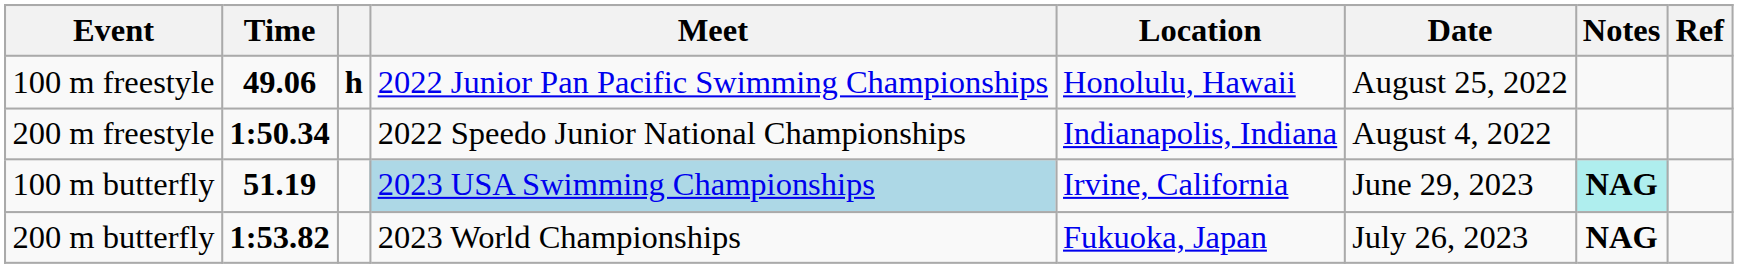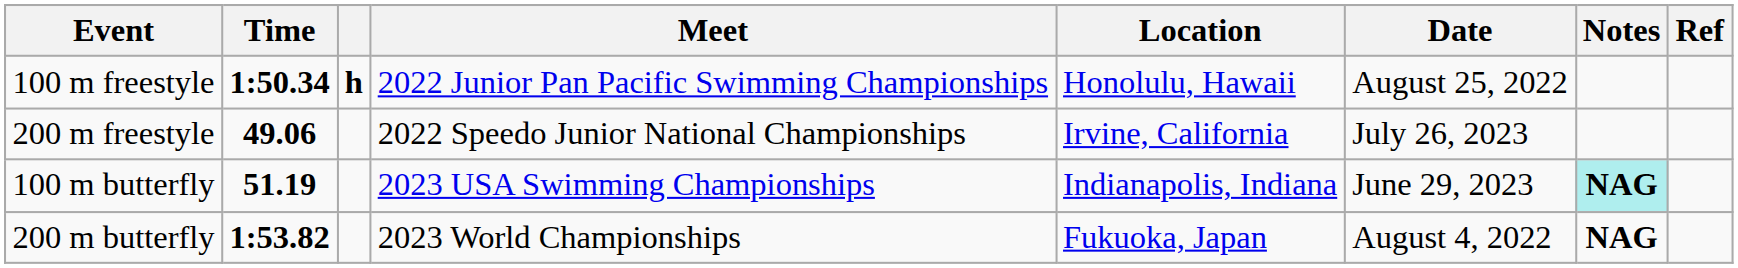(280, 81) 49.06 -> (280, 81) 1:50.34
(280, 133) 1:50.34 -> (280, 133) 49.06
(1200, 133) Indianapolis, Indiana -> (1176, 133) Irvine, California
(1452, 133) August 4, 2022 -> (1440, 133) July 26, 2023
(626, 184) lightblue background -> (626, 184) no background
(1176, 184) Irvine, California -> (1200, 184) Indianapolis, Indiana
(1440, 236) July 26, 2023 -> (1452, 236) August 4, 2022
